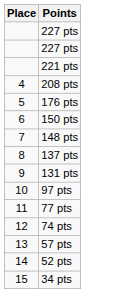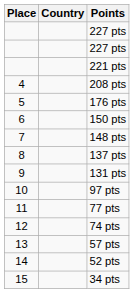+ column: (63, 13)
